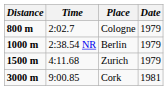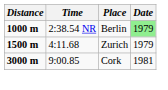- row: (118, 28)
(151, 45) no background -> (143, 28) lightgreen background
